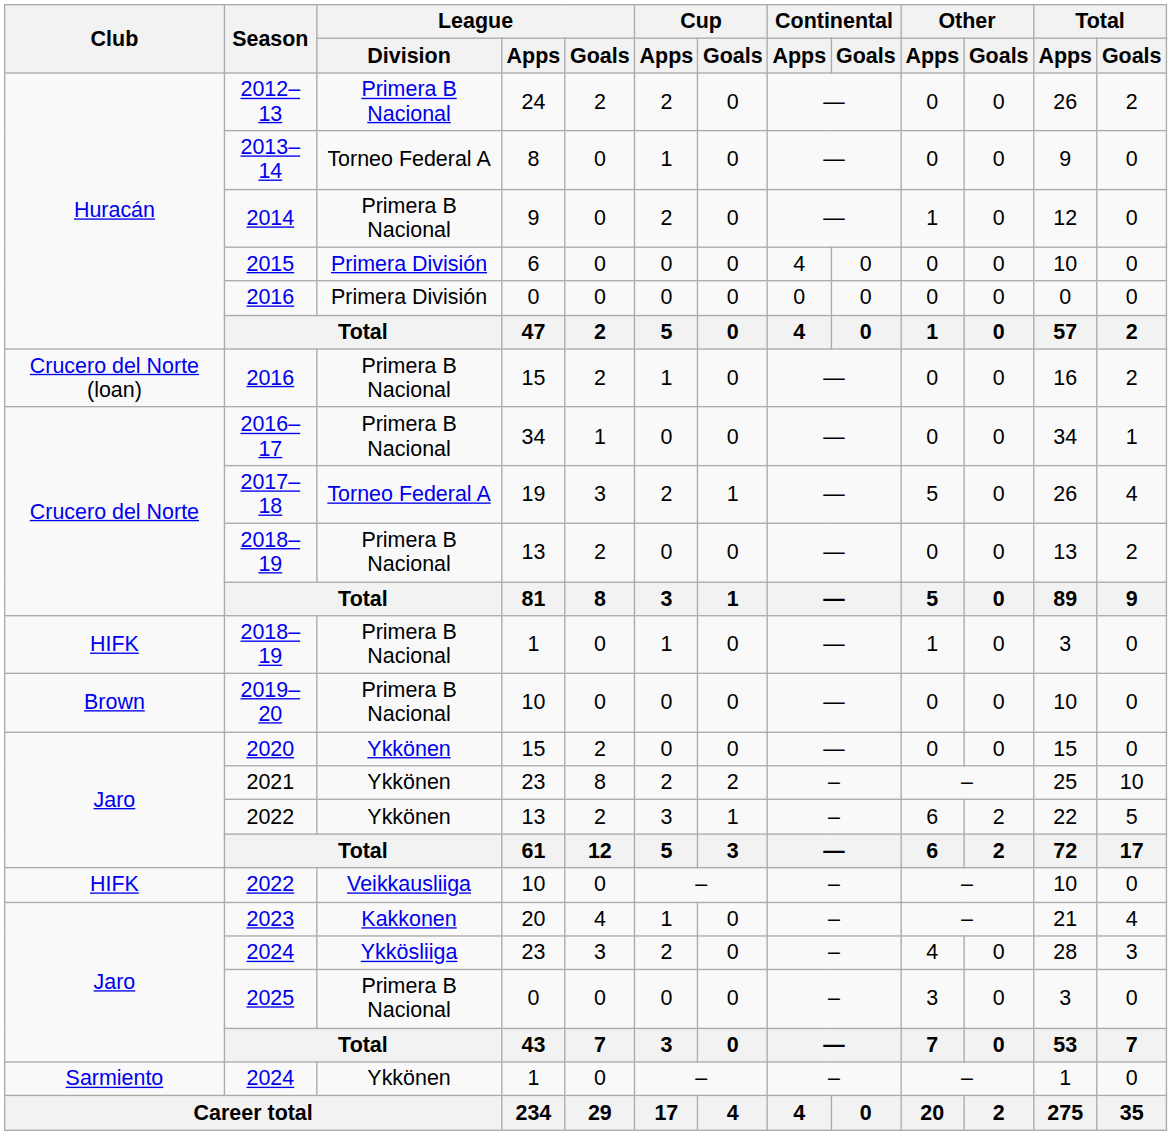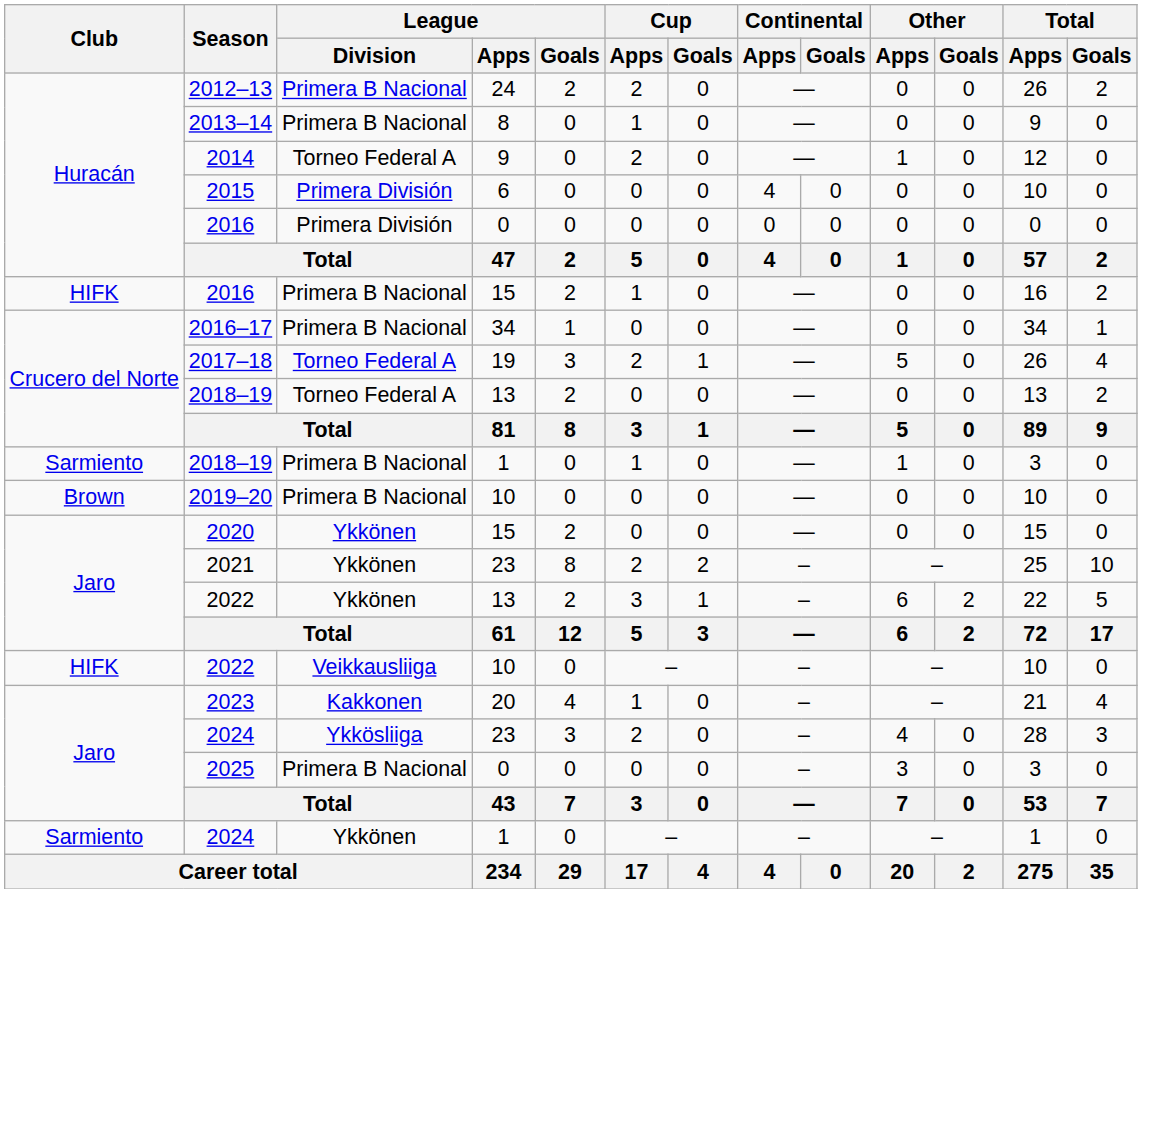(409, 159) Torneo Federal A -> (374, 123) Primera B Nacional
(409, 217) Primera B Nacional -> (374, 157) Torneo Federal A
(114, 377) Crucero del Norte (loan) -> (94, 293) HIFK
(409, 552) Primera B Nacional -> (374, 395) Torneo Federal A
(114, 644) HIFK -> (94, 463) Sarmiento
